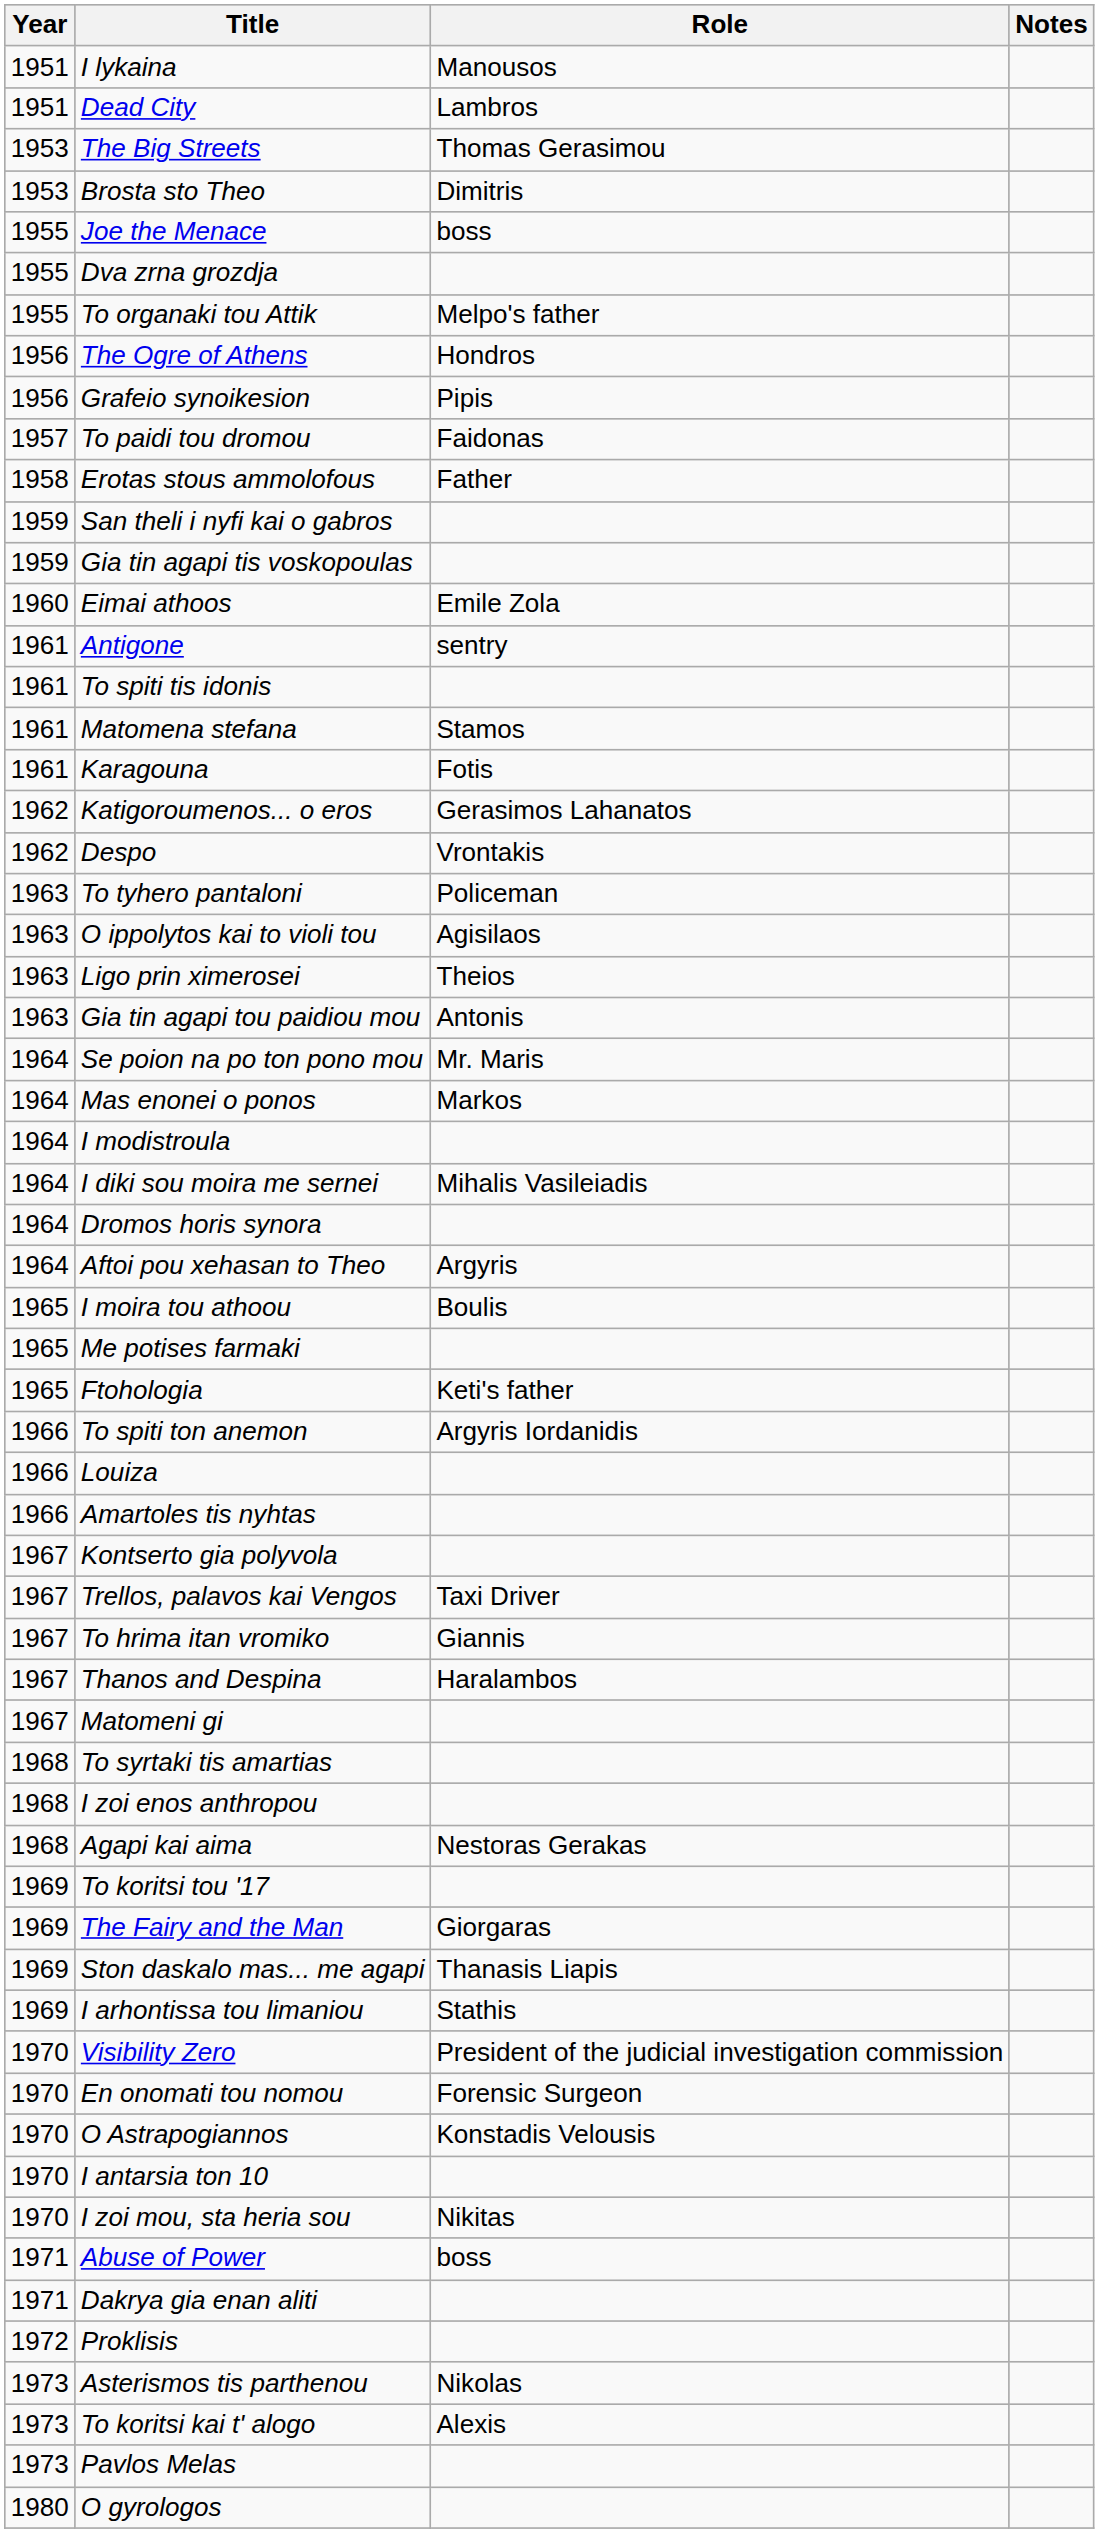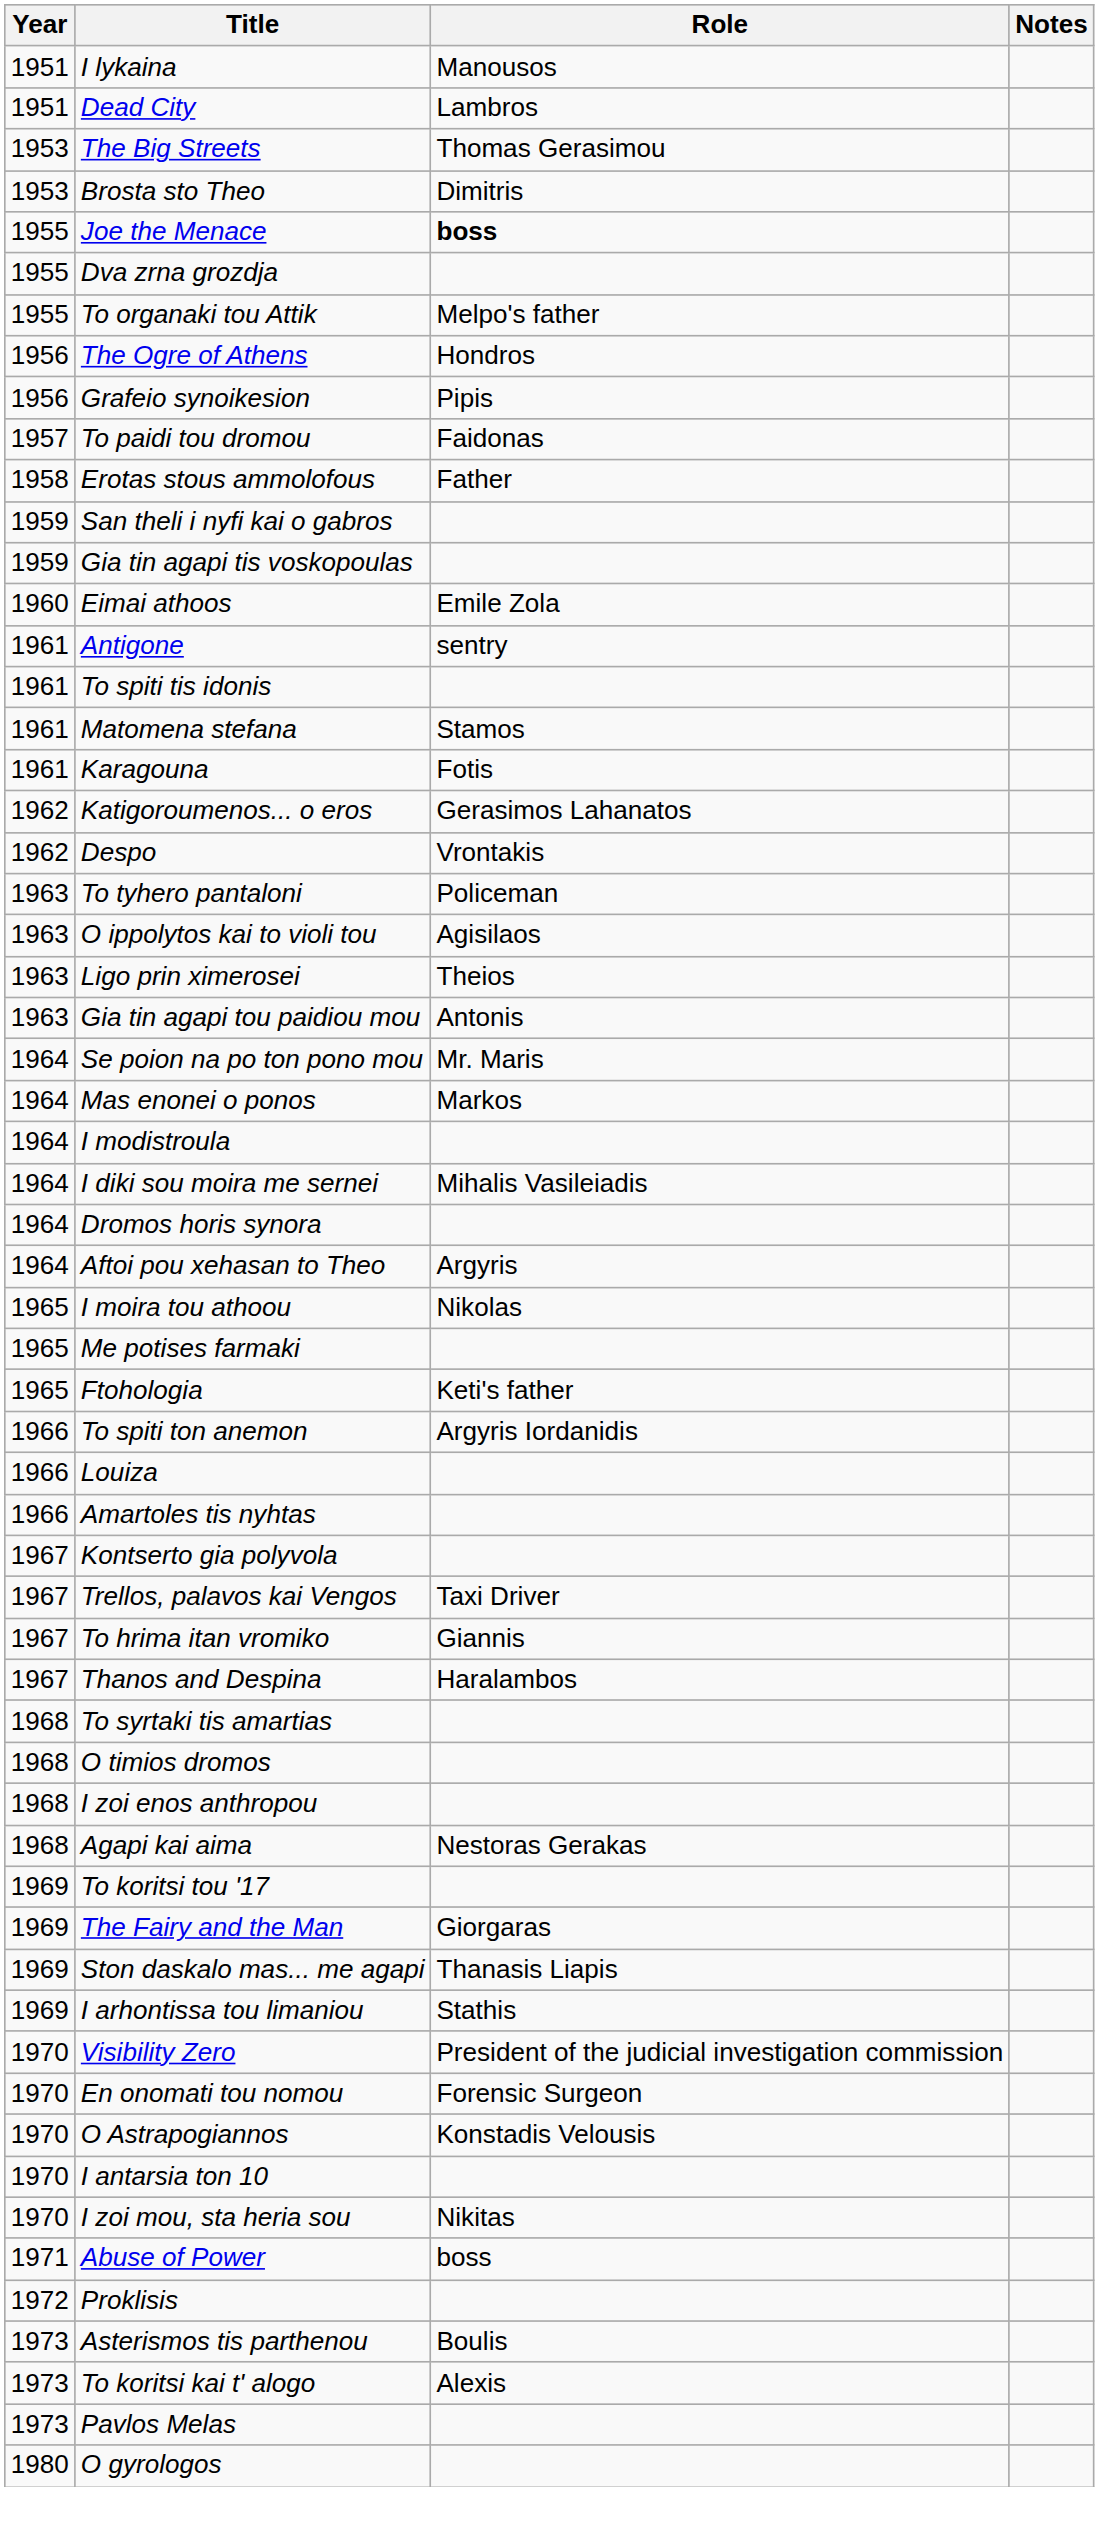(464, 231) normal -> (467, 231) bold
(472, 1307) Boulis -> (479, 1307) Nikolas
- row: (152, 1720)
+ row: (176, 1762)
- row: (199, 2300)
(479, 2382) Nikolas -> (472, 2341) Boulis
